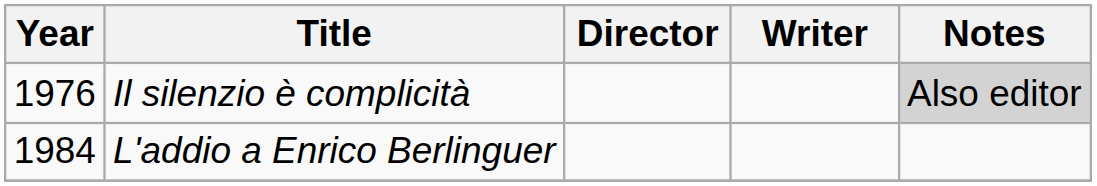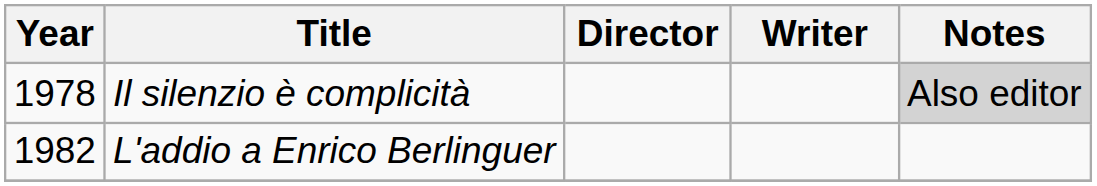(55, 92) 1976 -> (55, 92) 1978
(55, 151) 1984 -> (55, 151) 1982
